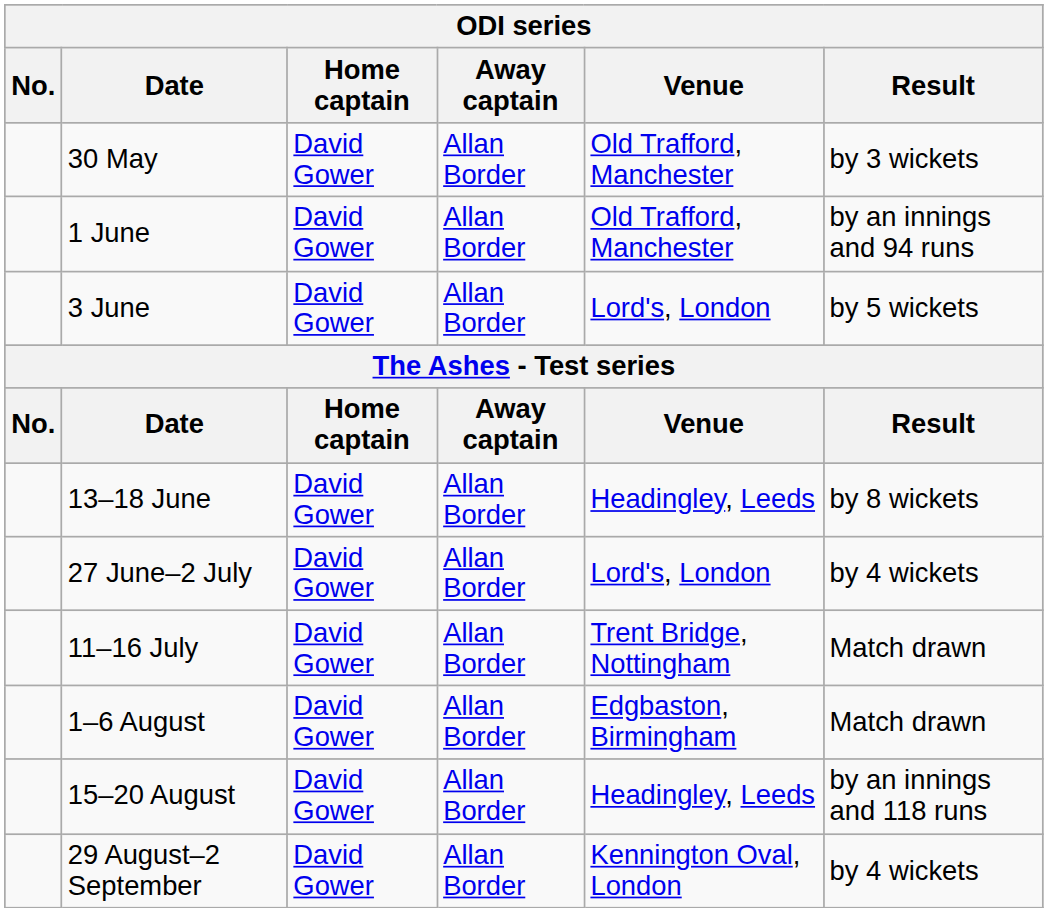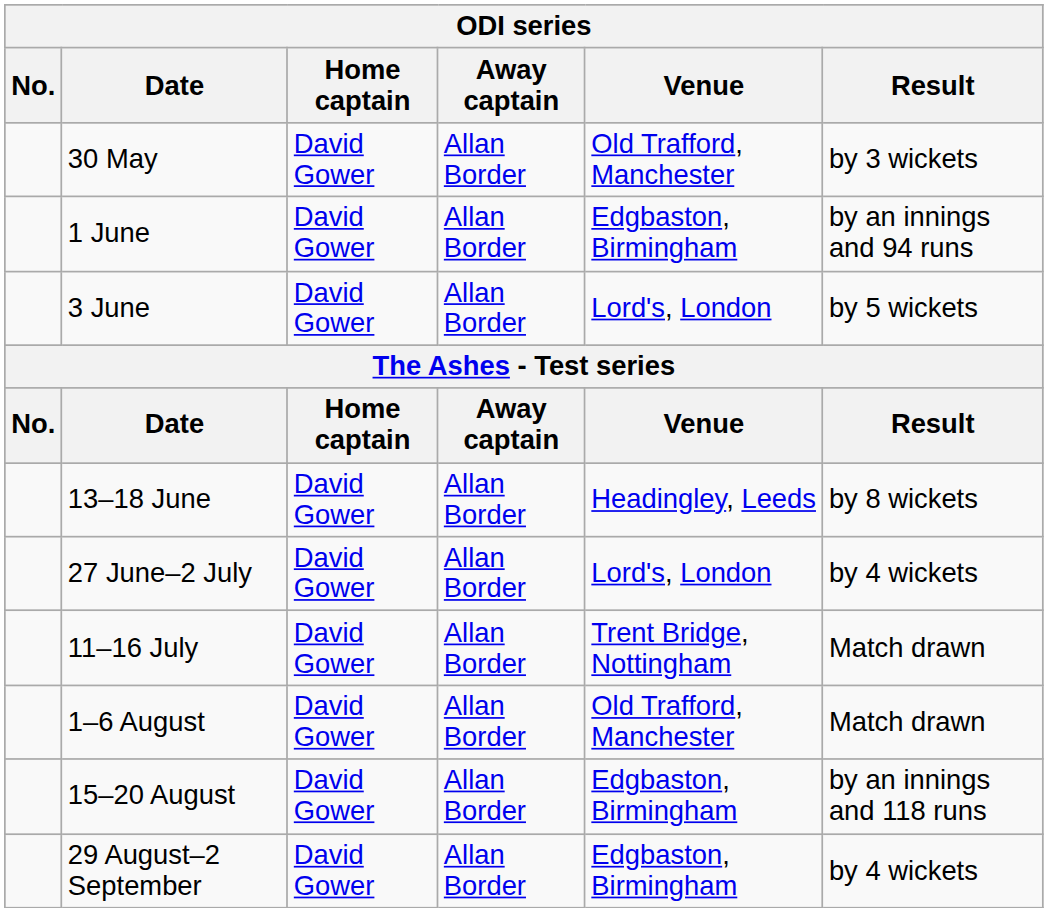(666, 233) Old Trafford, Manchester -> (664, 233) Edgbaston, Birmingham
(663, 721) Edgbaston, Birmingham -> (667, 721) Old Trafford, Manchester
(703, 795) Headingley, Leeds -> (664, 795) Edgbaston, Birmingham
(695, 870) Kennington Oval, London -> (664, 870) Edgbaston, Birmingham
